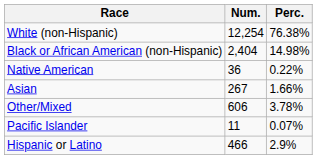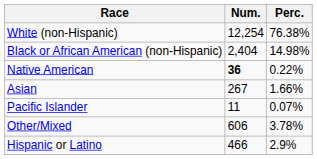(234, 70) normal -> (234, 70) bold
rows swapped: (47, 126) <-> (39, 107)
